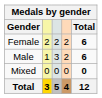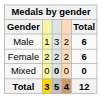rows swapped: (23, 56) <-> (23, 42)
(57, 71) normal -> (57, 71) bold
